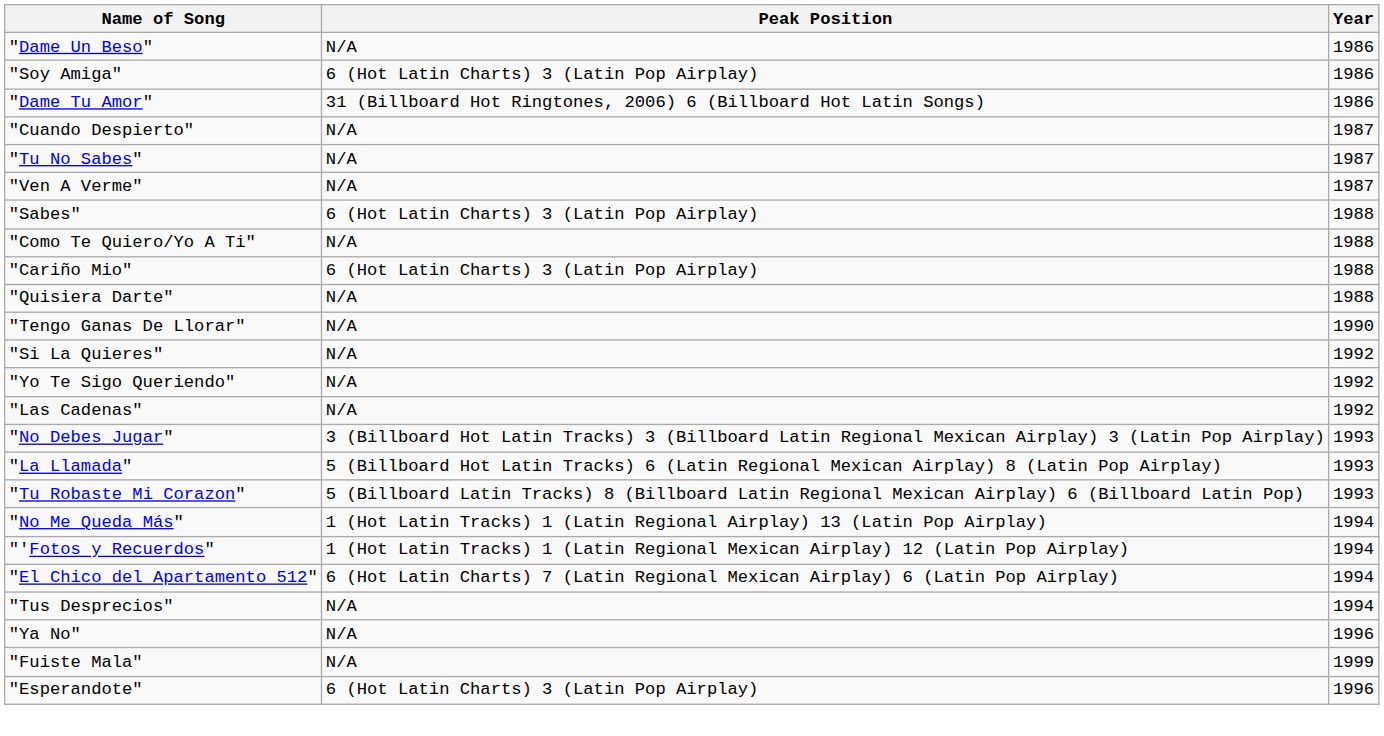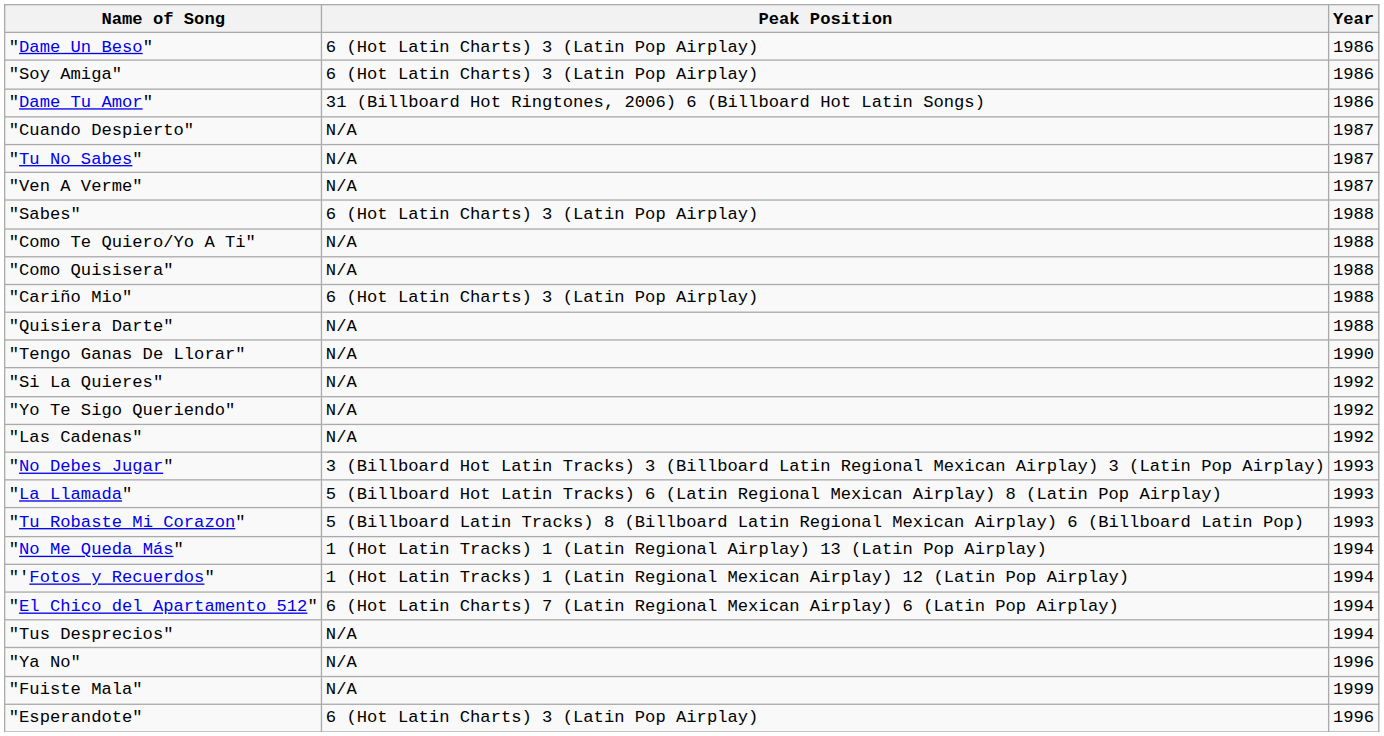(341, 47) N/A -> (542, 47) 6 (Hot Latin Charts) 3 (Latin Pop Airplay)
+ row: (91, 270)
